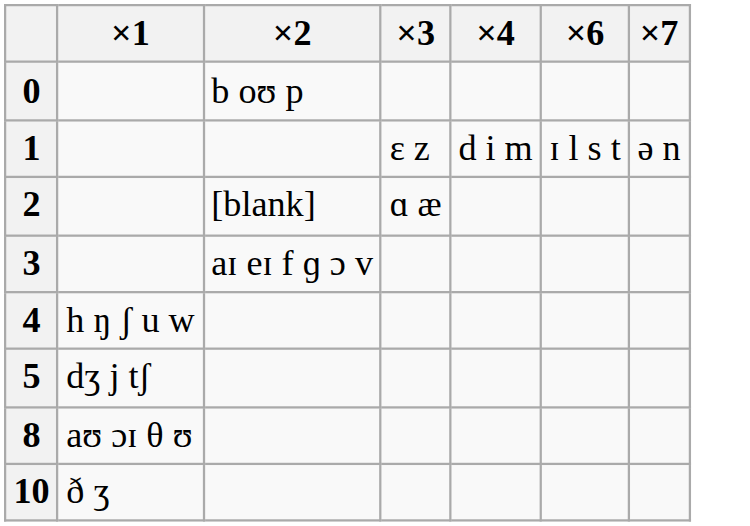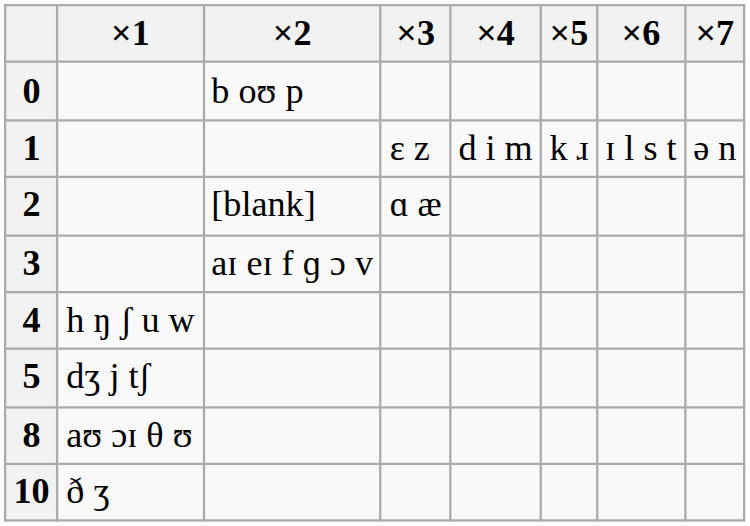+ column: (569, 33)
